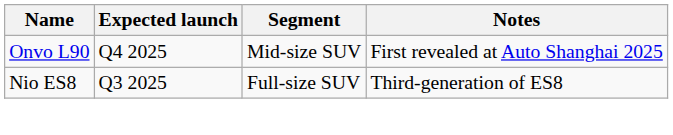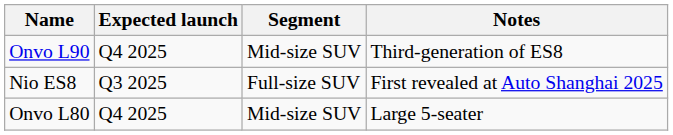(517, 51) First revealed at Auto Shanghai 2025 -> (467, 51) Third-generation of ES8
(467, 82) Third-generation of ES8 -> (517, 82) First revealed at Auto Shanghai 2025
+ row: (49, 113)
